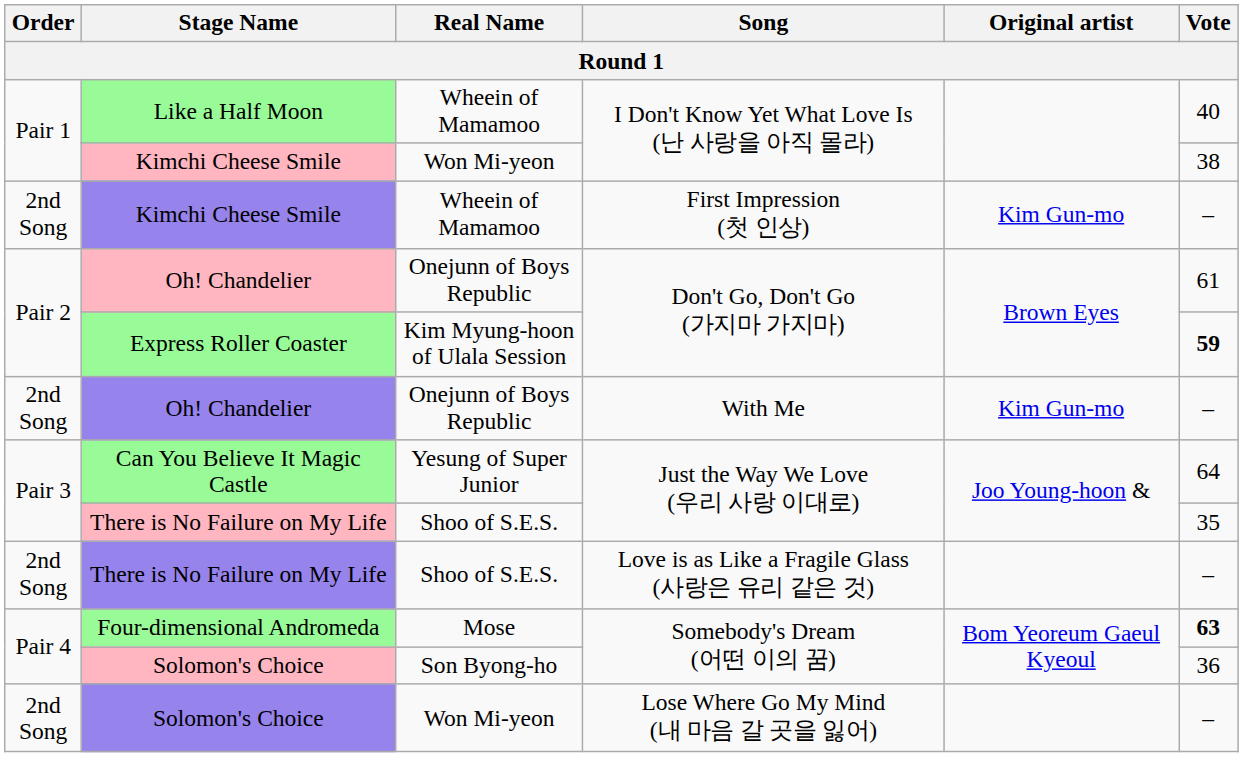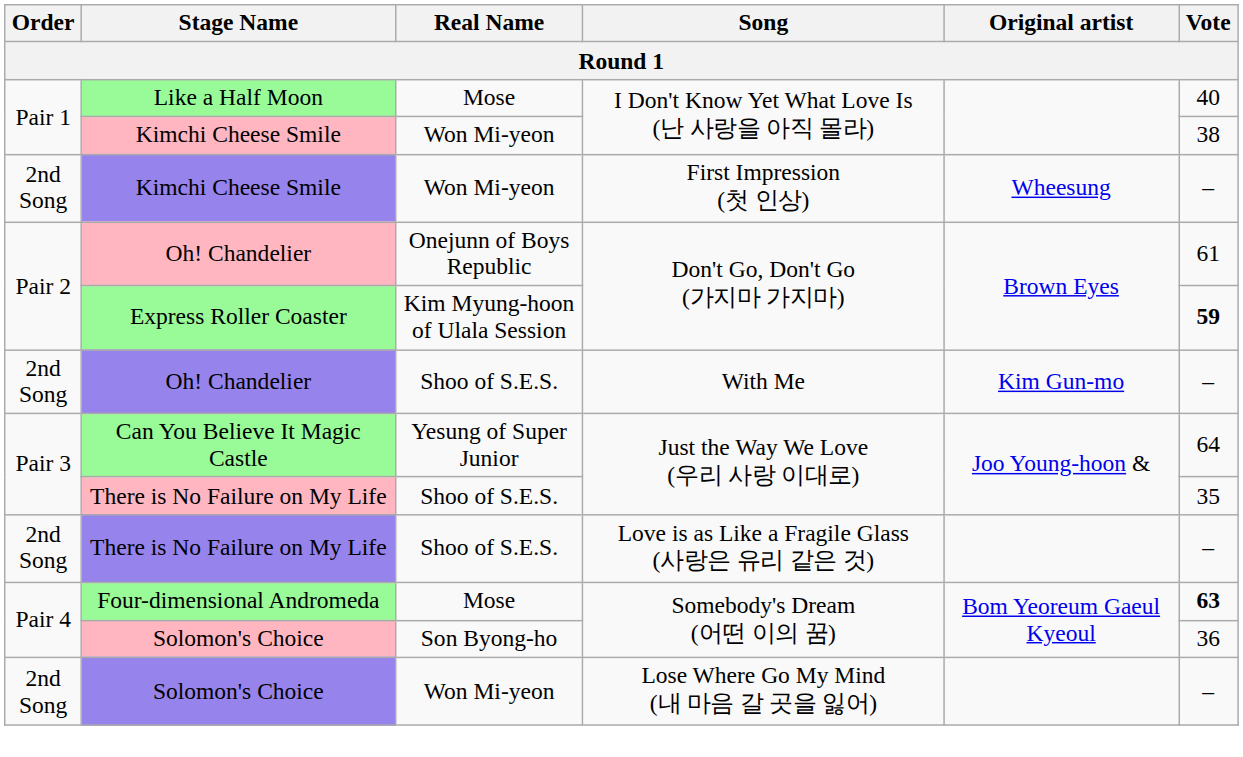(489, 110) Wheein of Mamamoo -> (489, 97) Mose
(489, 214) Wheein of Mamamoo -> (489, 187) Won Mi-yeon
(1061, 214) Kim Gun-mo -> (1061, 187) Wheesung
(489, 407) Onejunn of Boys Republic -> (489, 381) Shoo of S.E.S.
